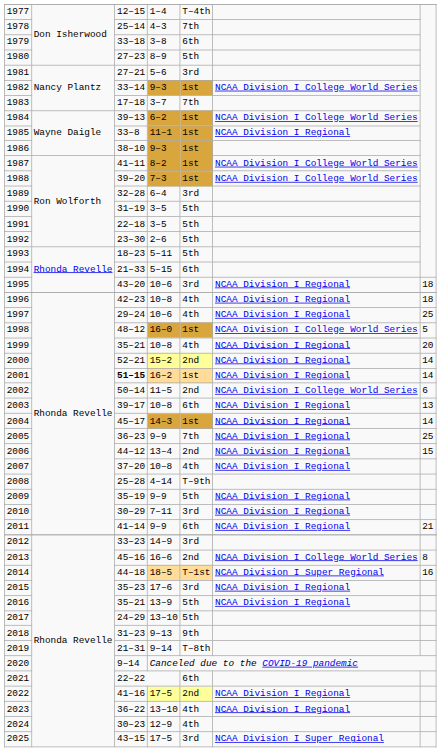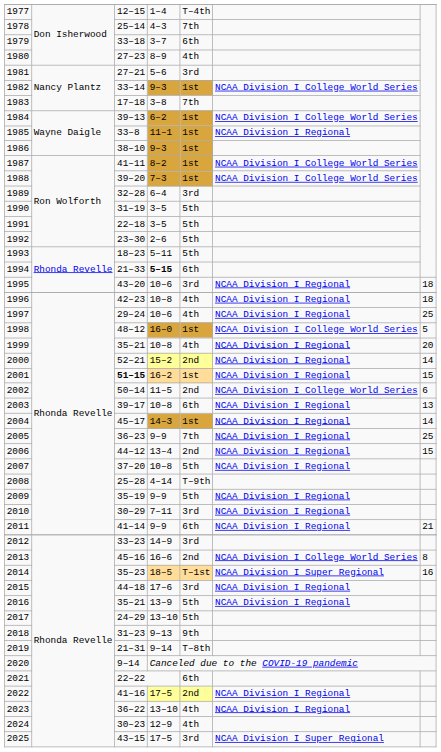(158, 43) 3–8 -> (158, 43) 3–7
(191, 58) 5th -> (191, 58) 4th
(158, 103) 3–7 -> (158, 103) 3–8
(161, 270) normal -> (161, 270) bold
(428, 376) 14 -> (428, 376) 15
(191, 467) 4th -> (191, 467) 5th
(131, 573) 44–18 -> (131, 573) 35–23
(131, 588) 35–23 -> (131, 588) 44–18
